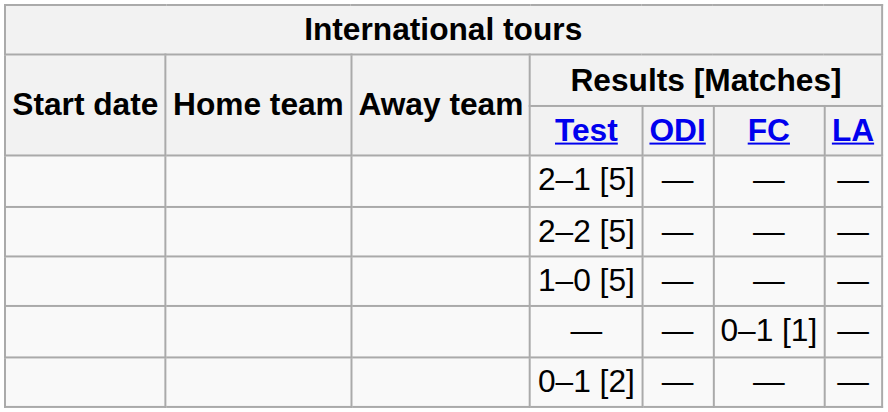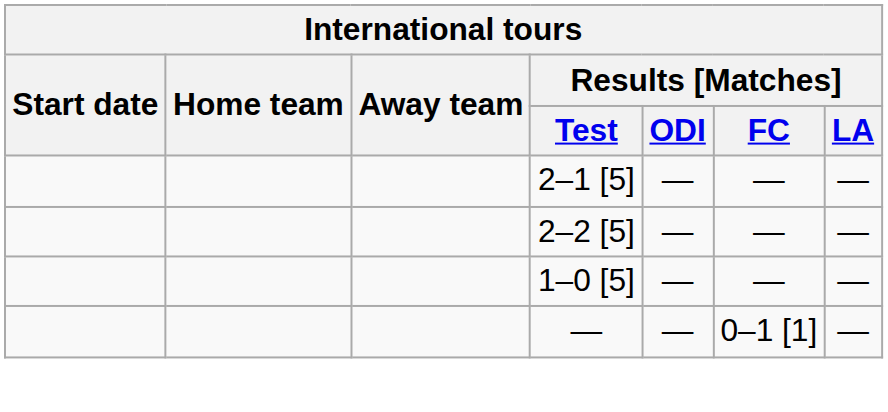- row: (586, 381)
